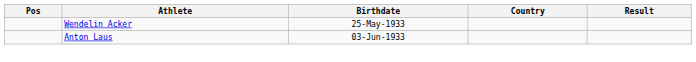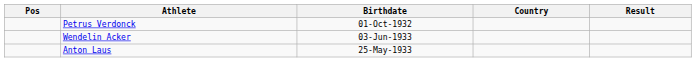+ row: (99, 24)
(378, 24) 25-May-1933 -> (385, 37) 03-Jun-1933
(378, 37) 03-Jun-1933 -> (385, 50) 25-May-1933
